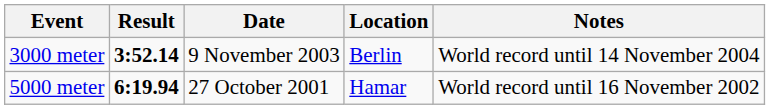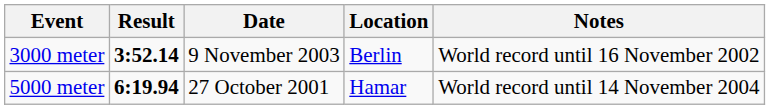(599, 54) World record until 14 November 2004 -> (599, 54) World record until 16 November 2002
(599, 87) World record until 16 November 2002 -> (599, 87) World record until 14 November 2004
